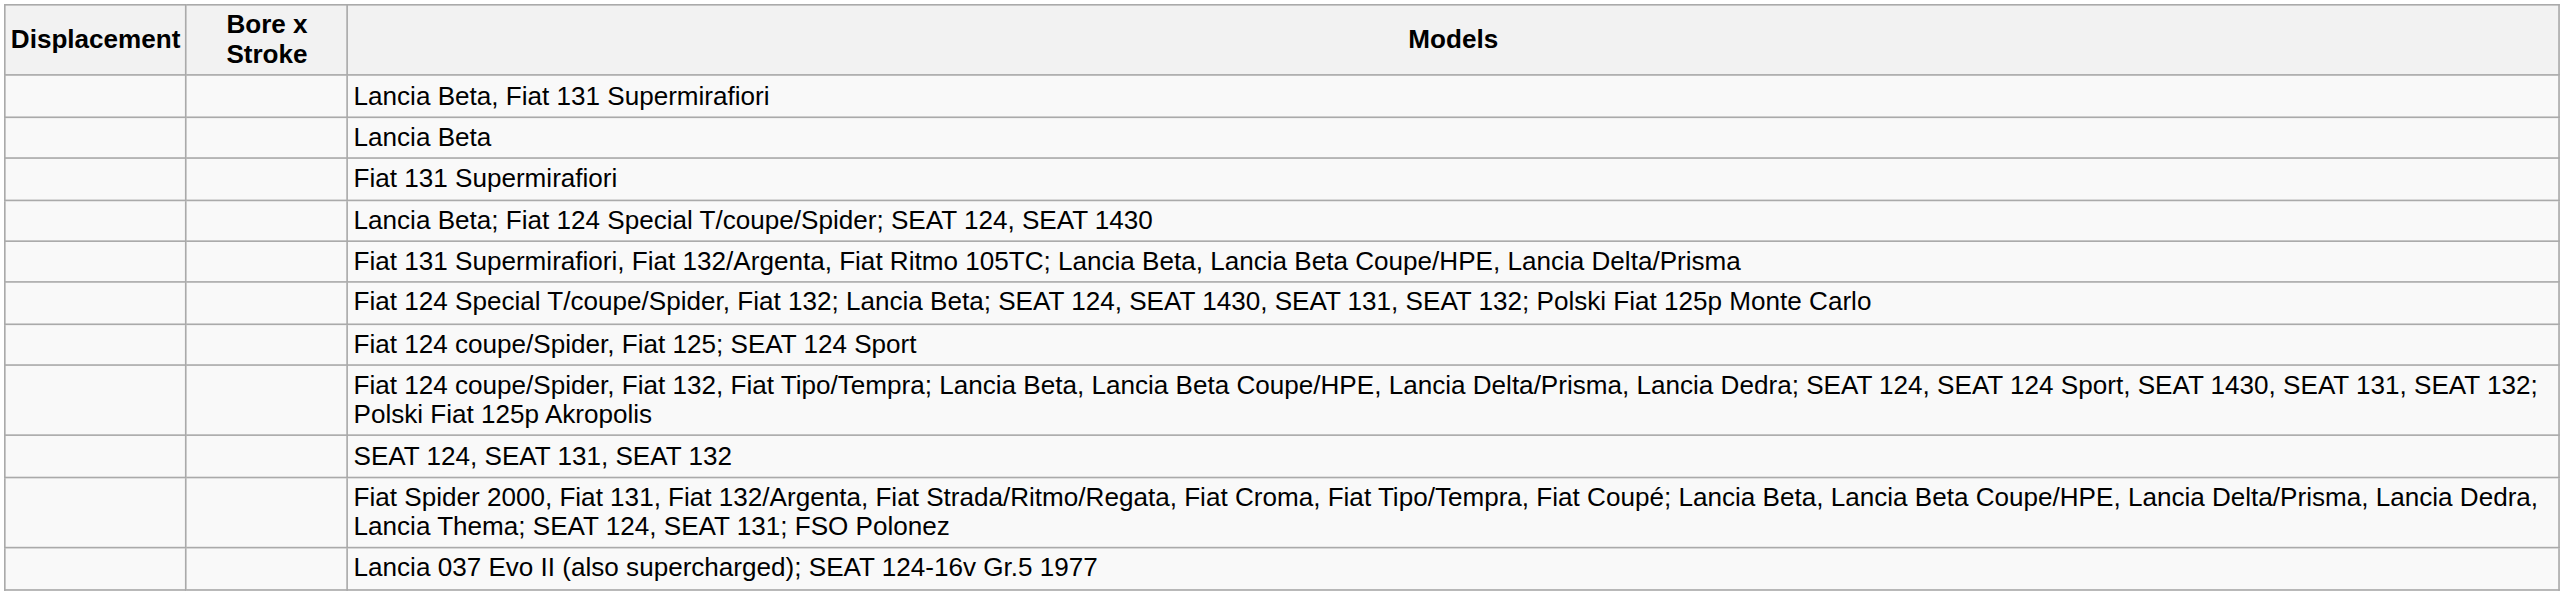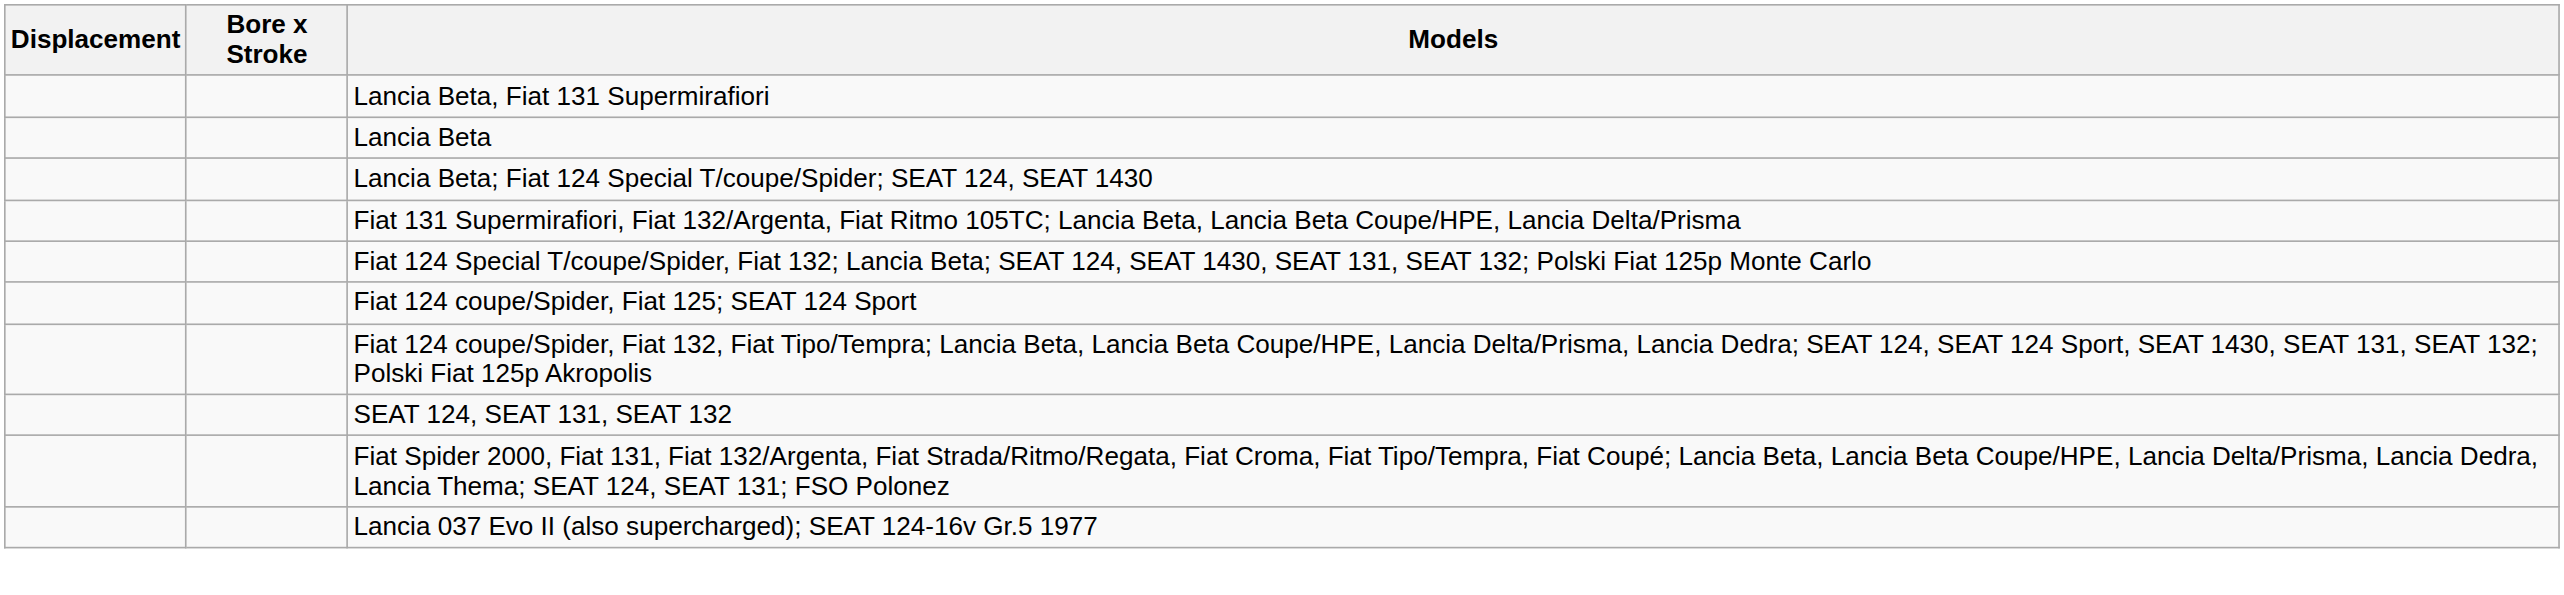- row: (485, 178)
